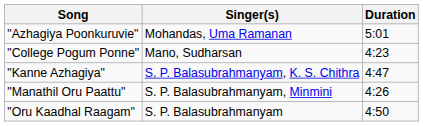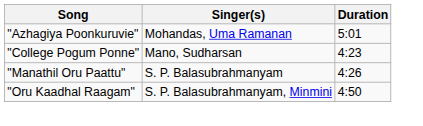- row: (56, 73)
(238, 92) S. P. Balasubrahmanyam, Minmini -> (214, 73) S. P. Balasubrahmanyam
(214, 112) S. P. Balasubrahmanyam -> (238, 92) S. P. Balasubrahmanyam, Minmini
